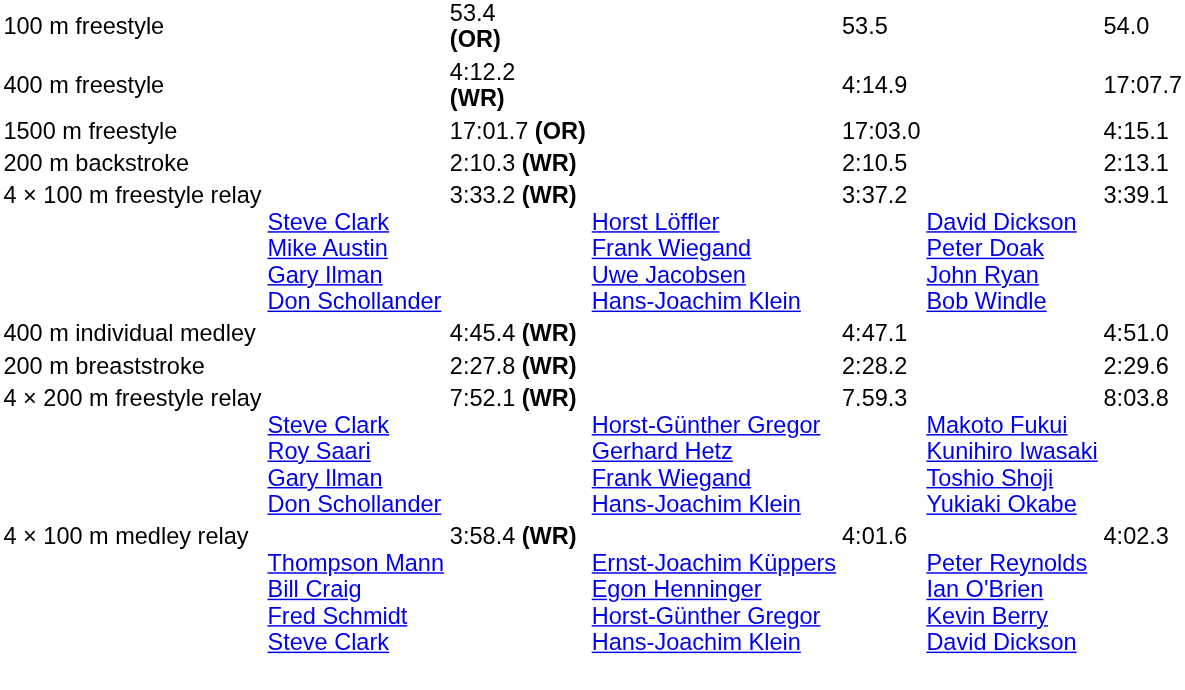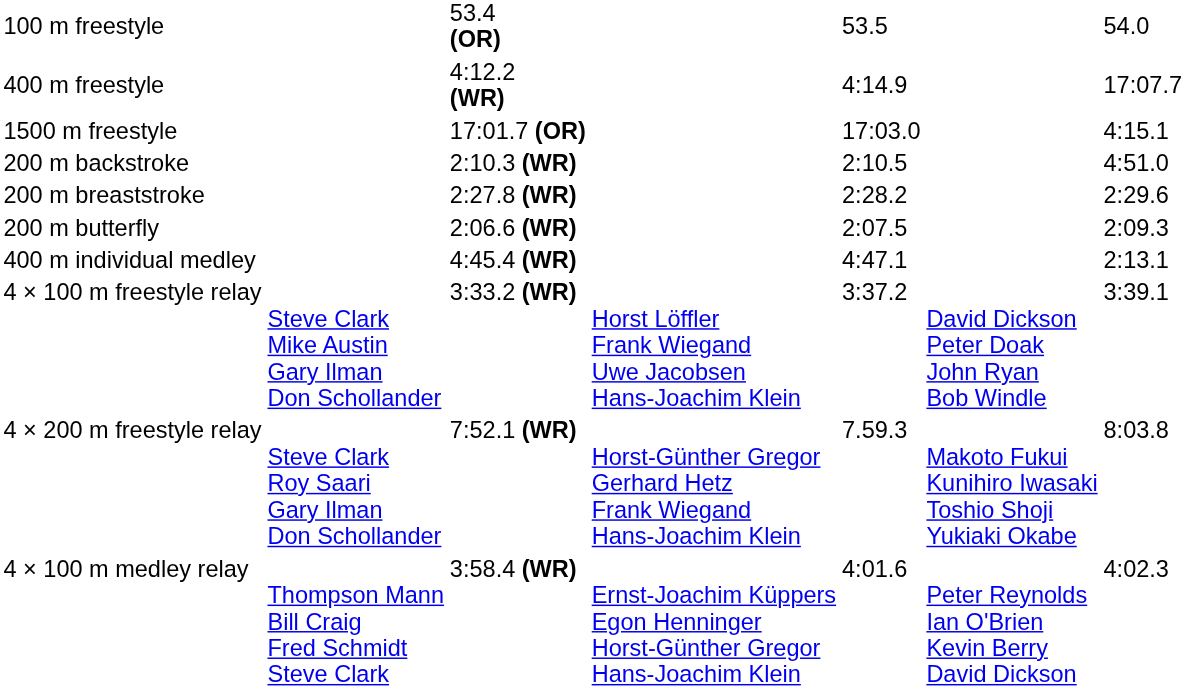(1136, 163) 2:13.1 -> (1136, 163) 4:51.0
rows swapped: (104, 366) <-> (133, 195)
+ row: (81, 228)
(1136, 333) 4:51.0 -> (1136, 260) 2:13.1
